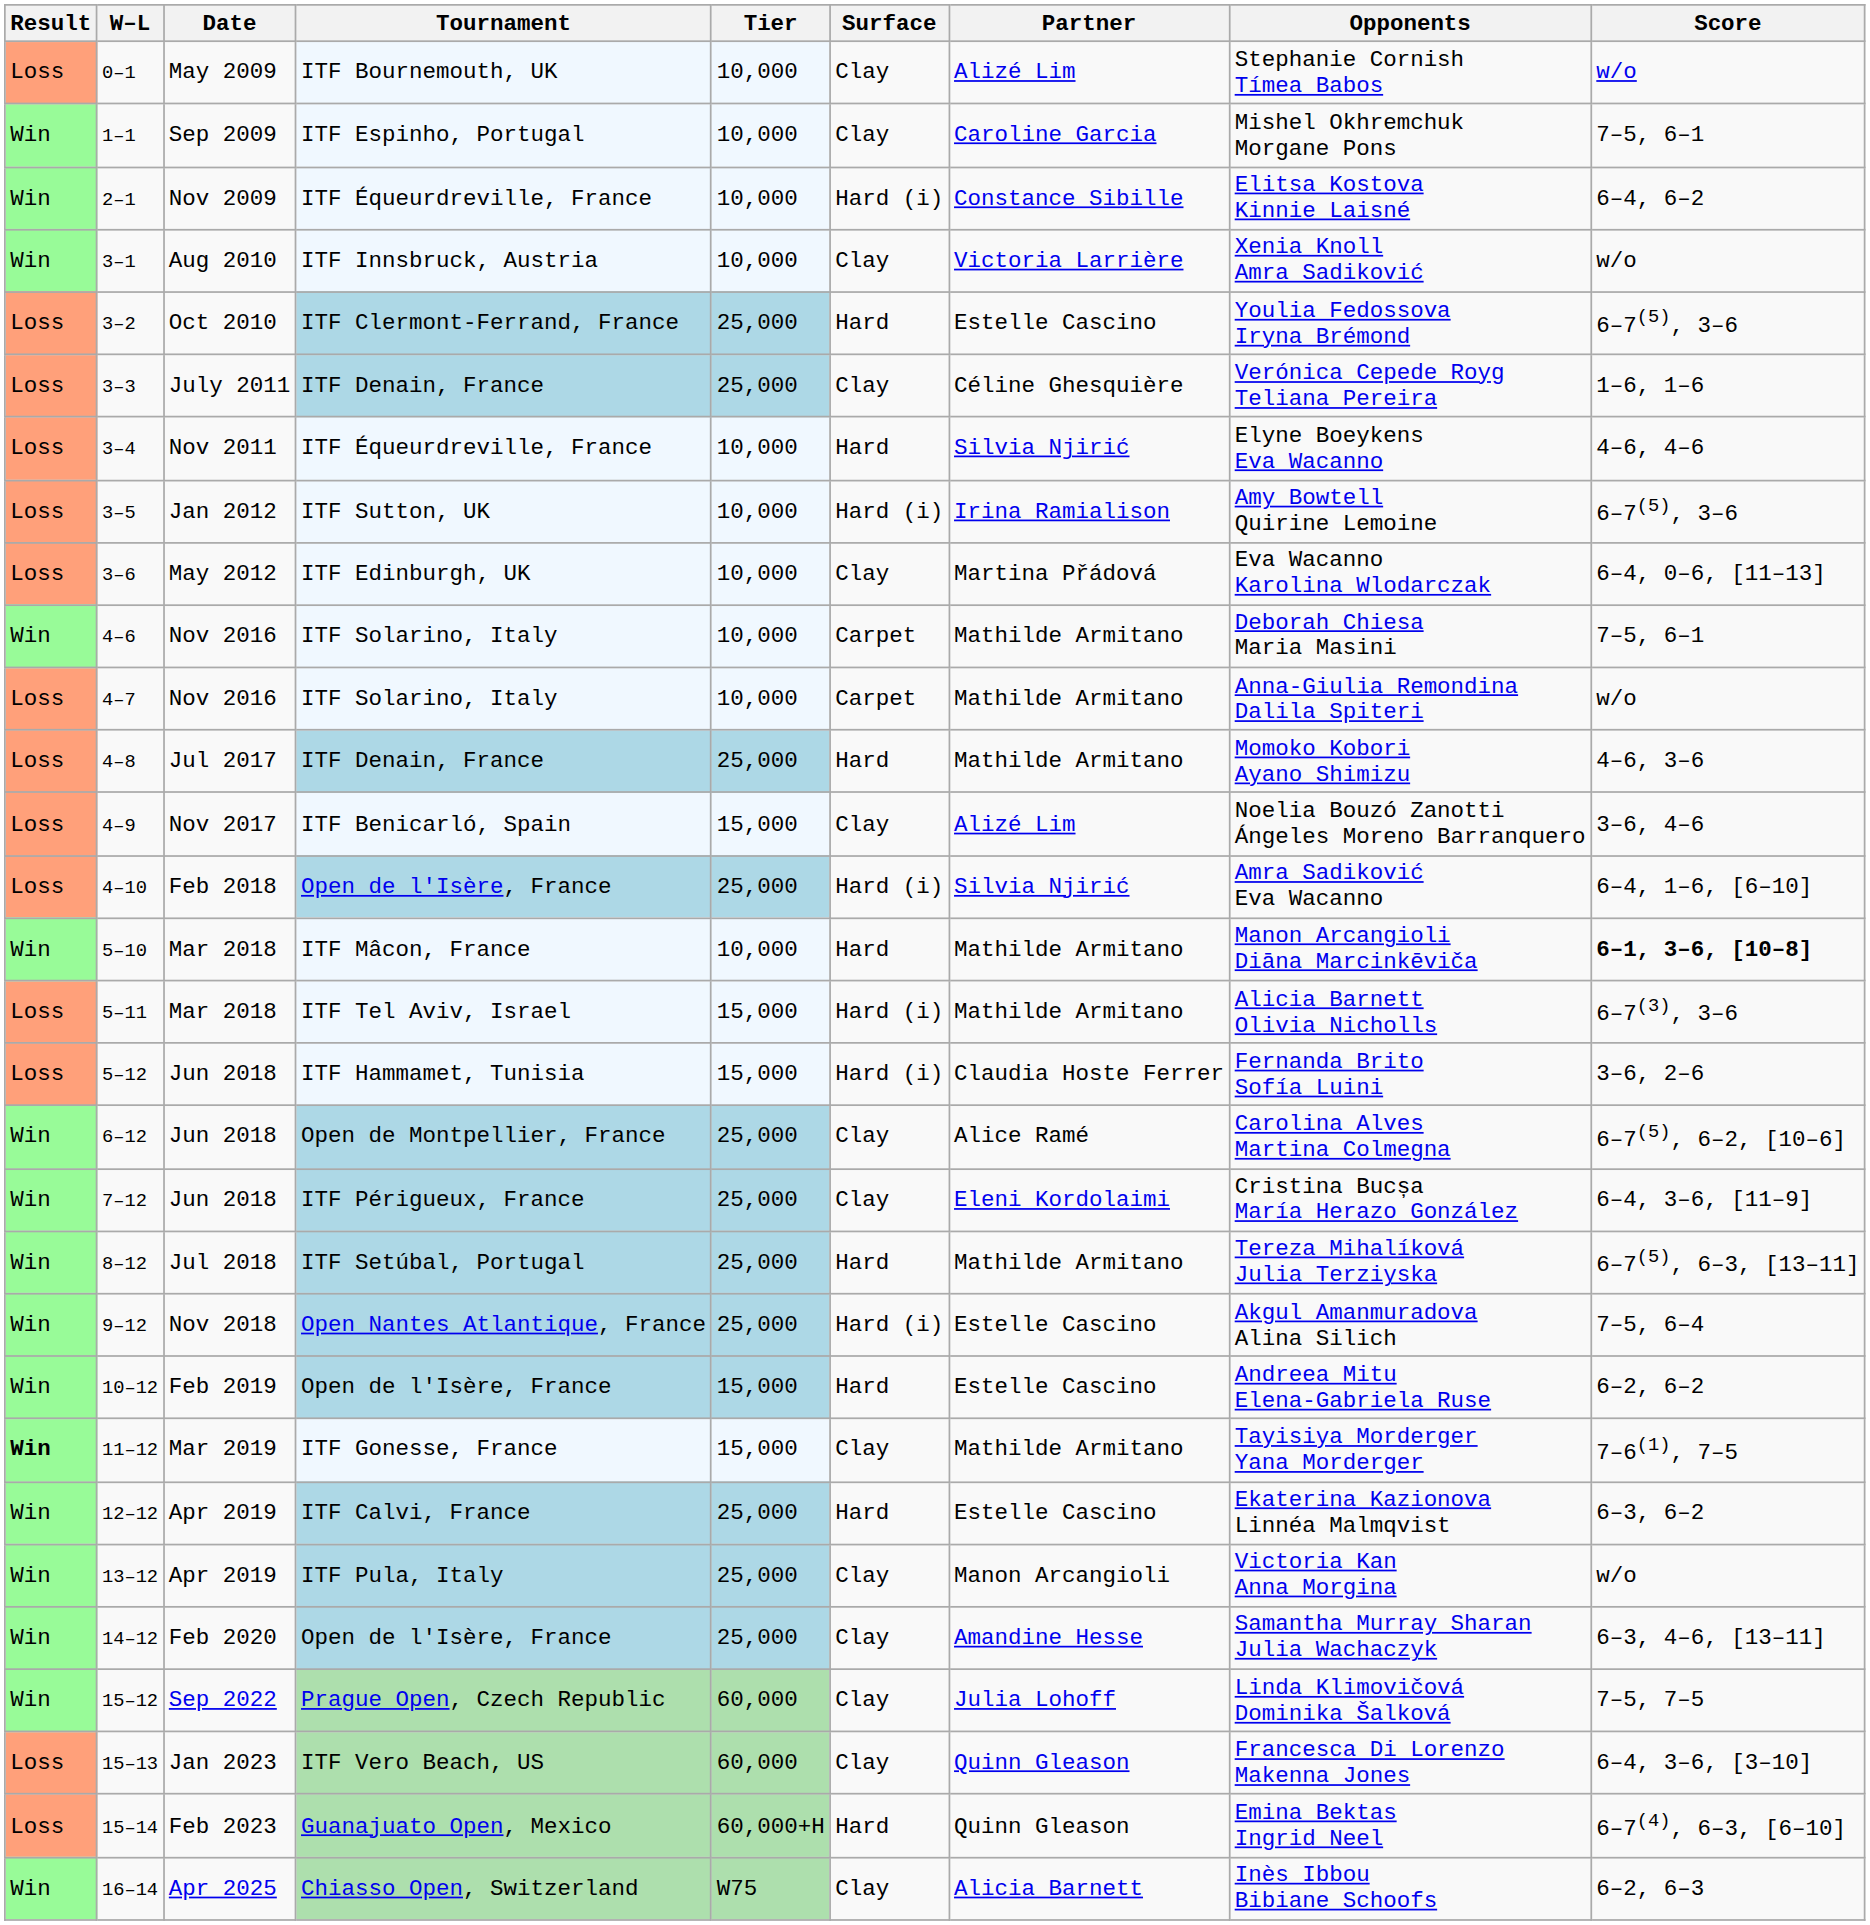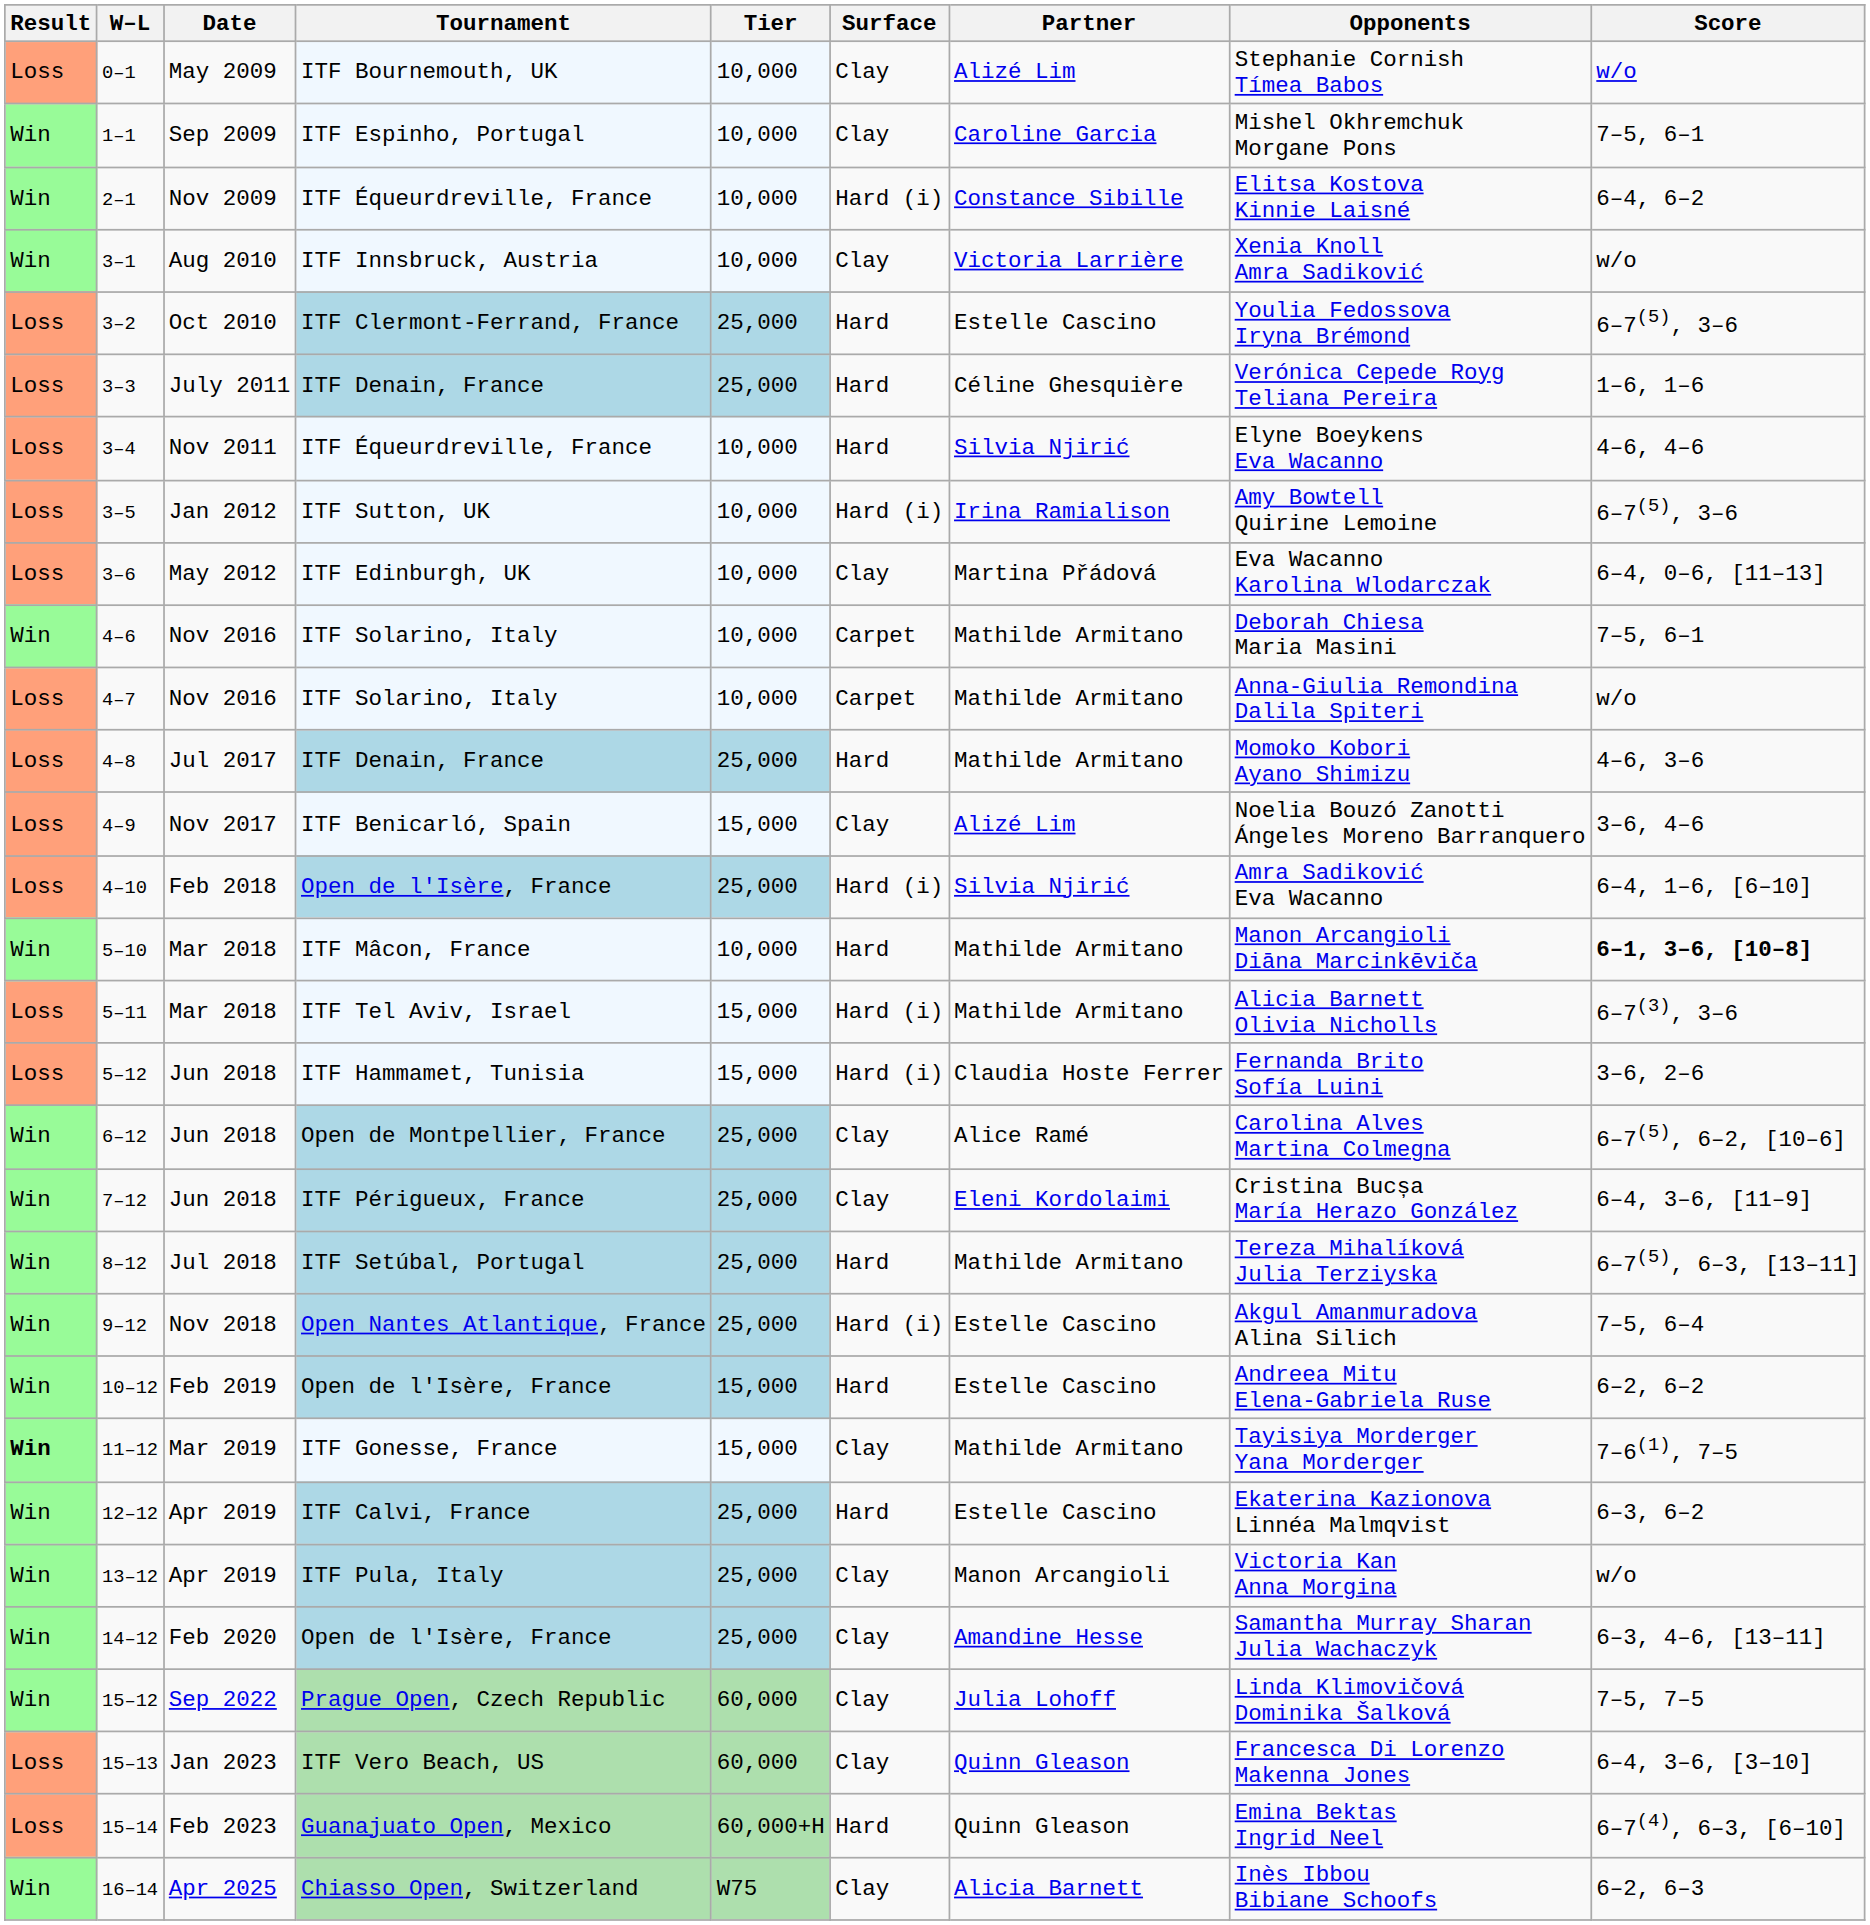(862, 386) Clay -> (862, 386) Hard
